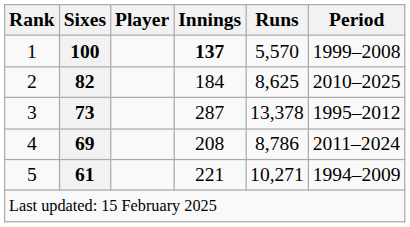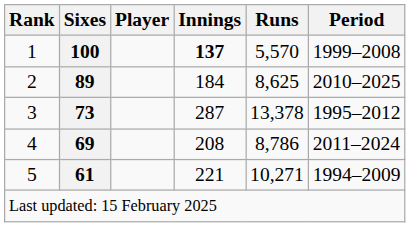(85, 81) 82 -> (85, 81) 89
